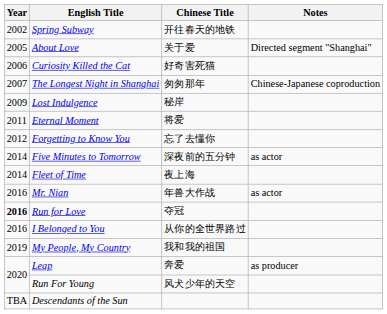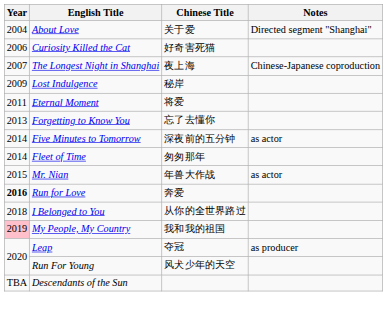- row: (63, 29)
(17, 47) 2005 -> (17, 29) 2004
(185, 83) 匆匆那年 -> (179, 65) 夜上海
(17, 138) 2012 -> (17, 120) 2013
(179, 174) 夜上海 -> (185, 156) 匆匆那年
(17, 193) 2016 -> (17, 175) 2015
(174, 211) 夺冠 -> (174, 192) 奔爱
(17, 229) 2016 -> (17, 211) 2018
(17, 247) no background -> (17, 229) pink background
(174, 265) 奔爱 -> (174, 247) 夺冠
